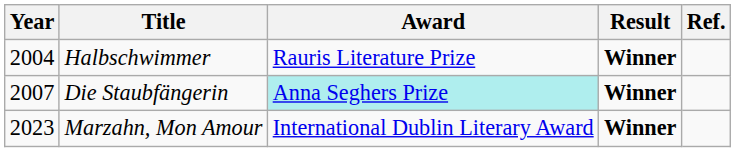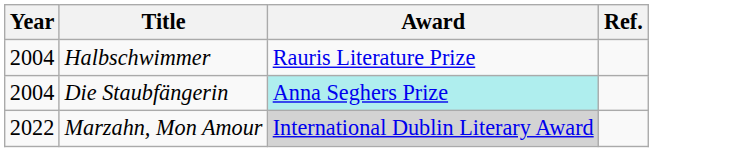- column: (640, 22)
(32, 92) 2007 -> (32, 92) 2004
(32, 127) 2023 -> (32, 127) 2022
(433, 127) no background -> (433, 127) lightgrey background
